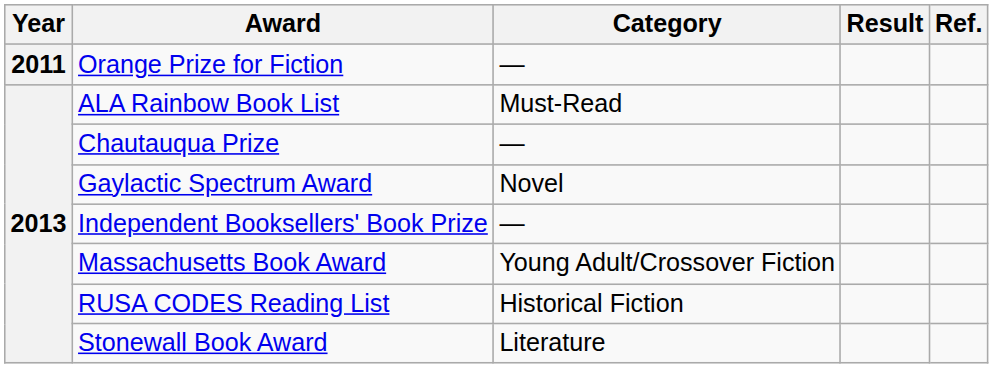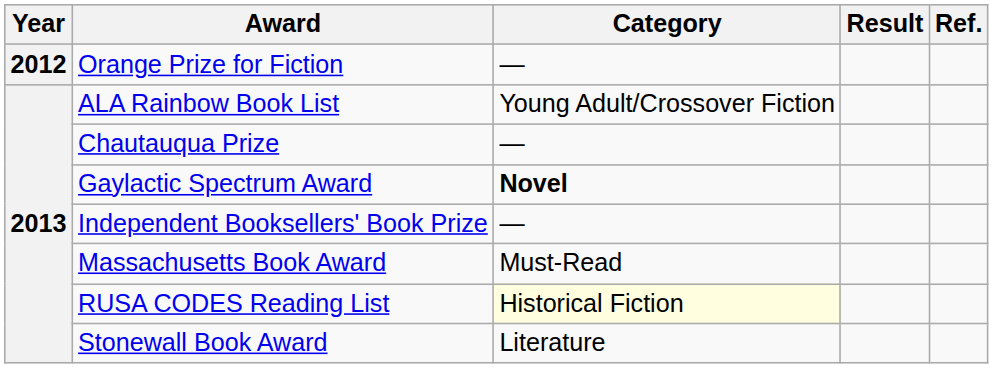(39, 64) 2011 -> (39, 64) 2012
(561, 104) Must-Read -> (667, 104) Young Adult/Crossover Fiction
(531, 183) normal -> (534, 183) bold
(667, 263) Young Adult/Crossover Fiction -> (561, 263) Must-Read
(592, 303) no background -> (592, 303) lightyellow background
